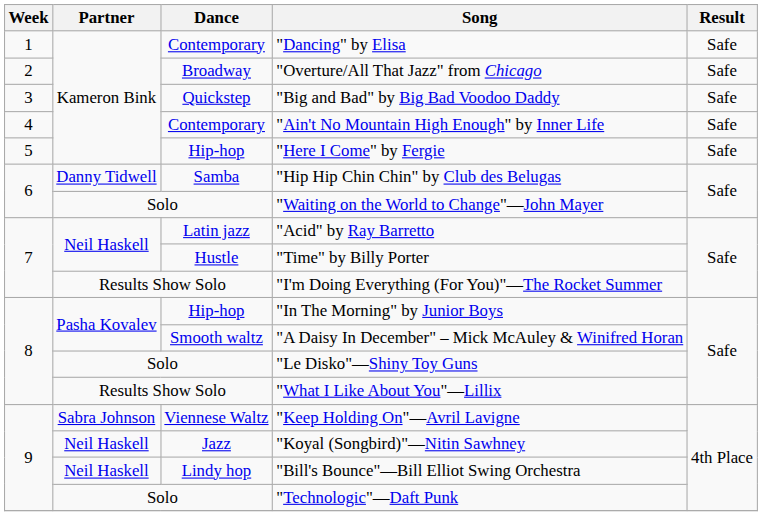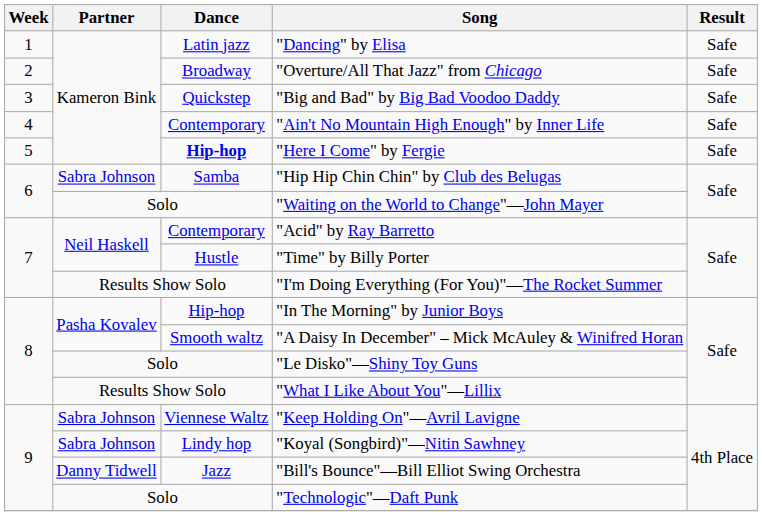(216, 44) Contemporary -> (216, 44) Latin jazz
(216, 151) normal -> (216, 151) bold
(106, 177) Danny Tidwell -> (106, 177) Sabra Johnson
(216, 230) Latin jazz -> (216, 230) Contemporary
(106, 444) Neil Haskell -> (106, 444) Sabra Johnson
(216, 444) Jazz -> (216, 444) Lindy hop
(106, 470) Neil Haskell -> (106, 470) Danny Tidwell
(216, 470) Lindy hop -> (216, 470) Jazz
